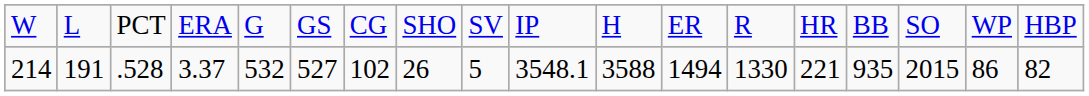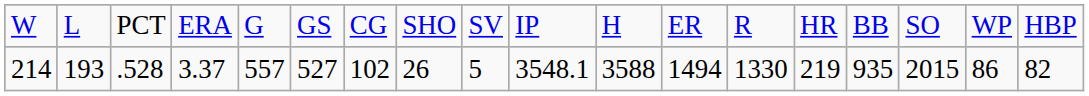(84, 68) 191 -> (84, 68) 193
(264, 68) 532 -> (264, 68) 557
(820, 68) 221 -> (820, 68) 219
